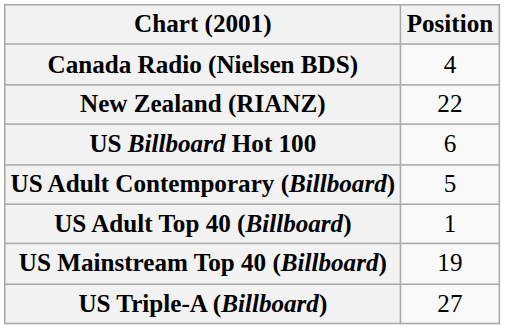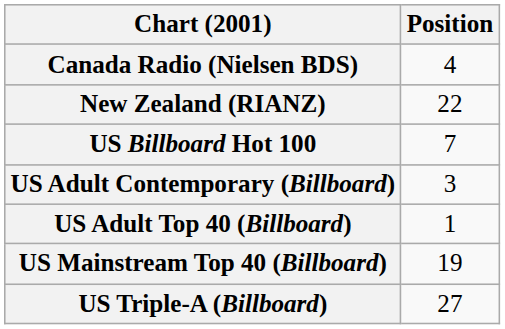(450, 143) 6 -> (450, 143) 7
(450, 183) 5 -> (450, 183) 3
